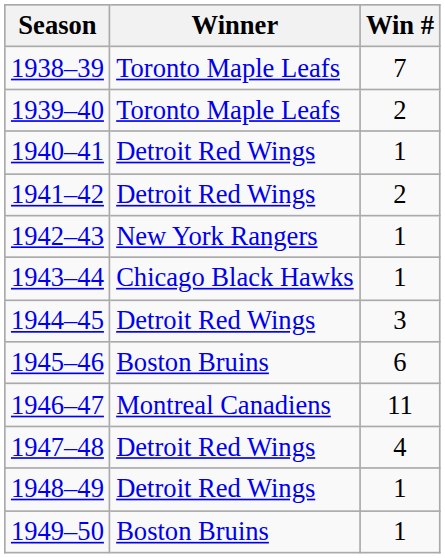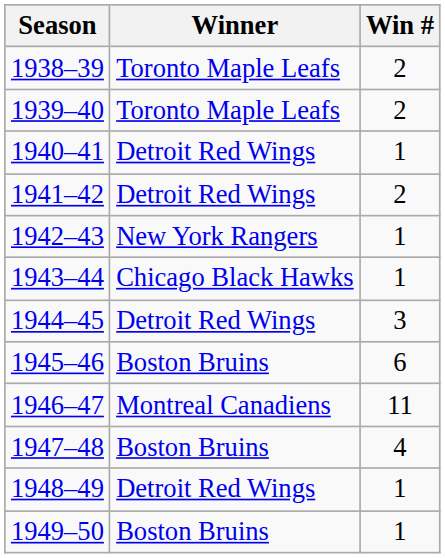(400, 67) 7 -> (400, 67) 2
(216, 446) Detroit Red Wings -> (193, 446) Boston Bruins
